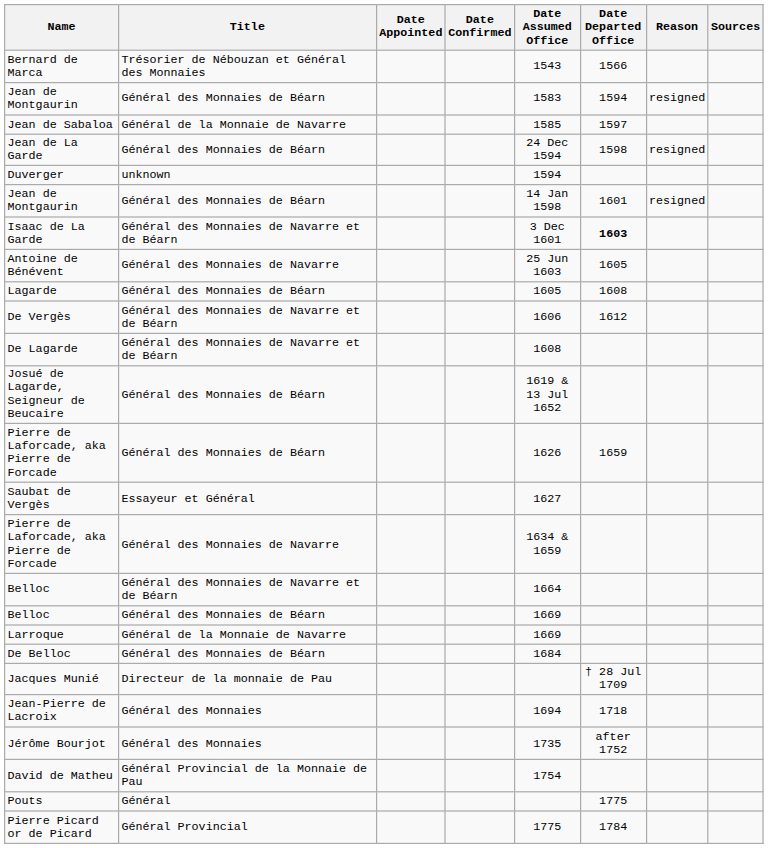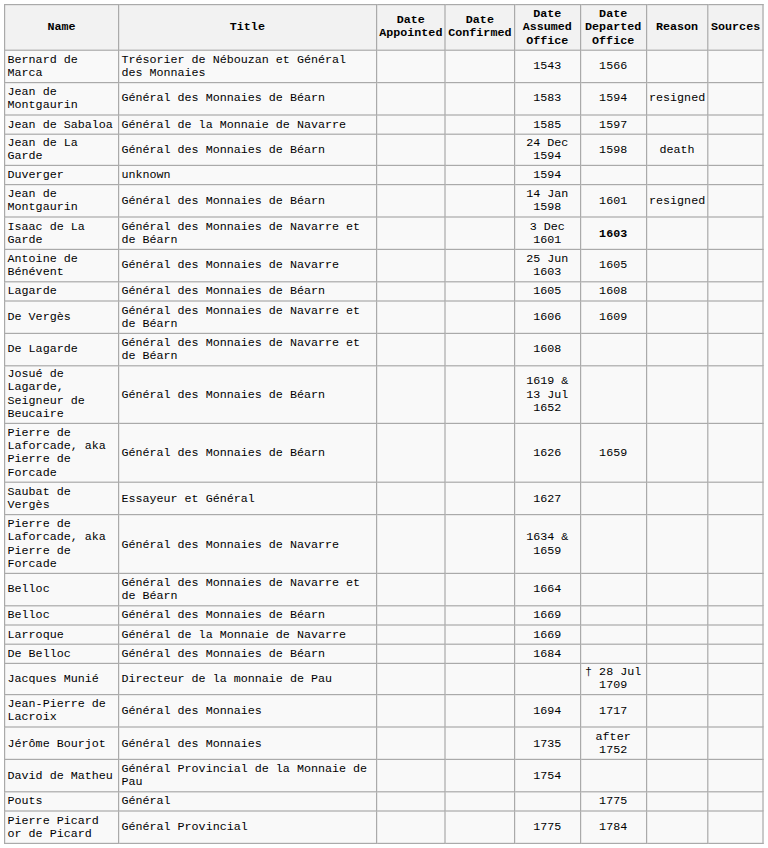(677, 150) resigned -> (677, 150) death
(613, 317) 1612 -> (613, 317) 1609
(613, 711) 1718 -> (613, 711) 1717
